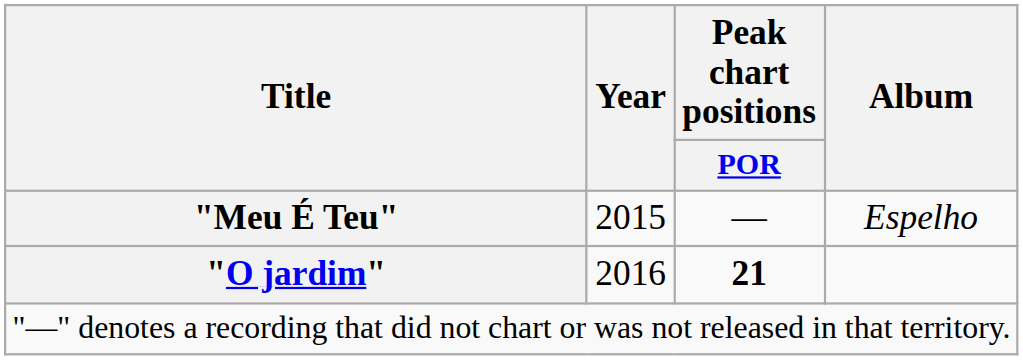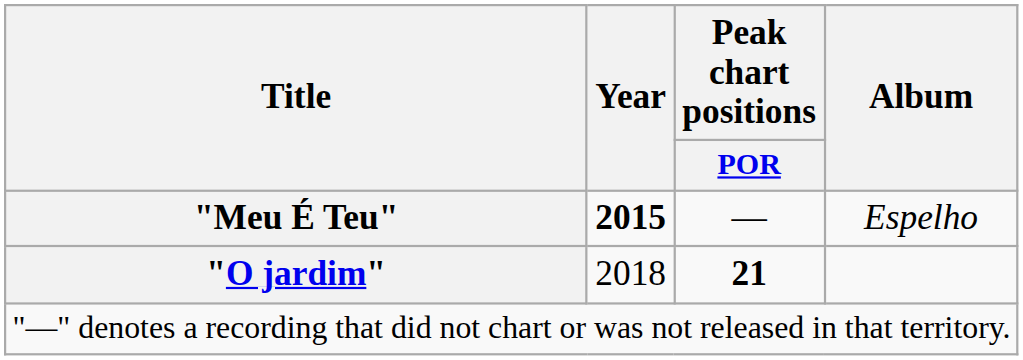(631, 217) normal -> (631, 217) bold
(631, 273) 2016 -> (631, 273) 2018
